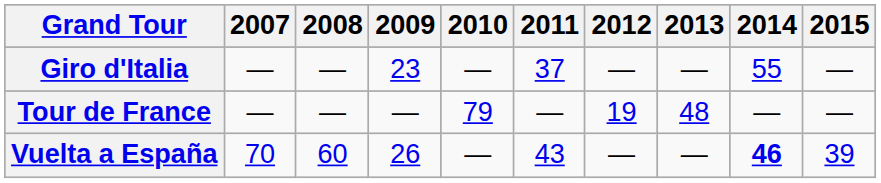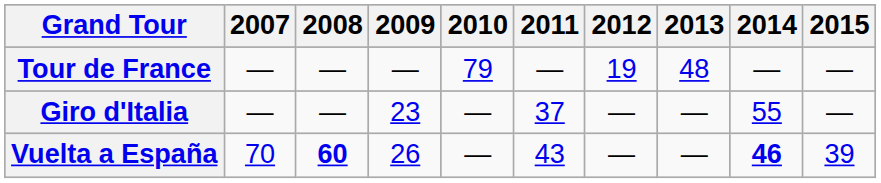rows swapped: (114, 68) <-> (114, 111)
(333, 154) normal -> (333, 154) bold
